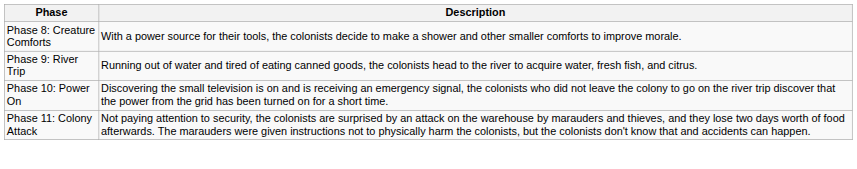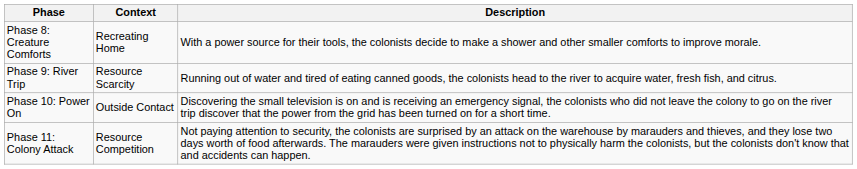+ column: (136, 13)
